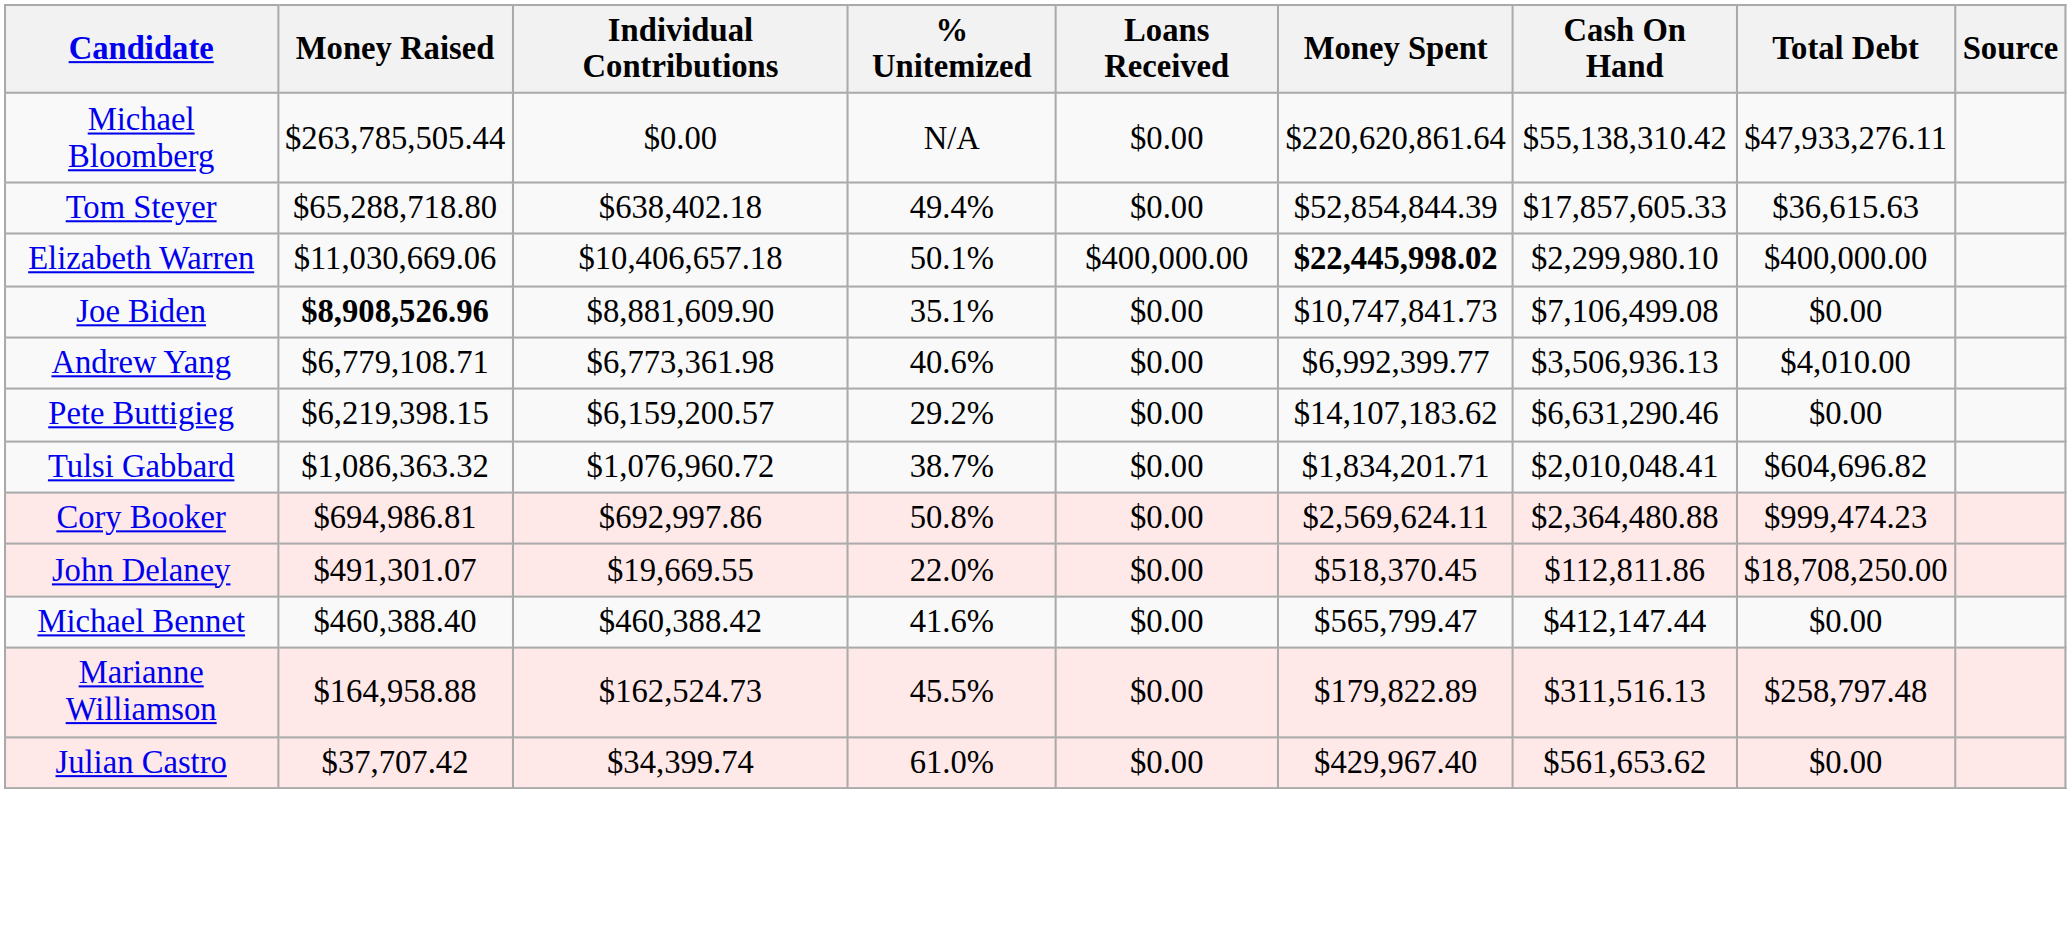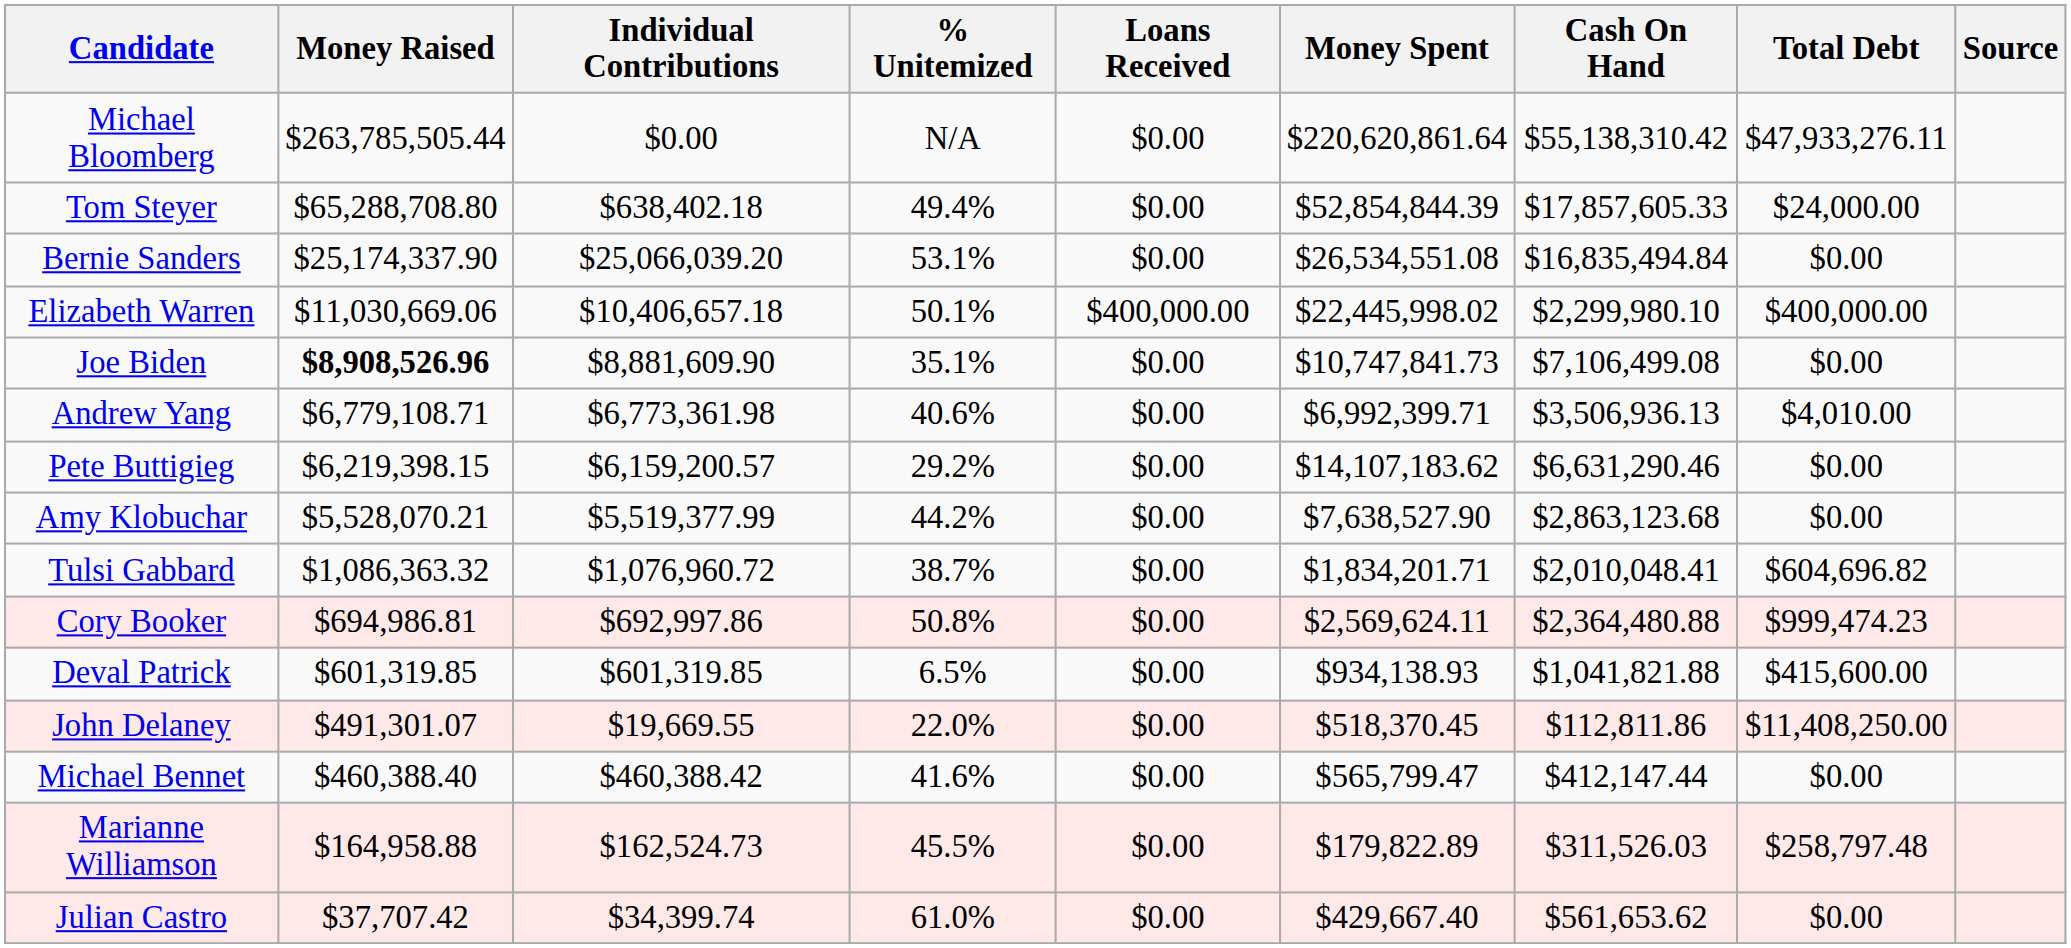(395, 207) $65,288,718.80 -> (395, 207) $65,288,708.80
(1846, 207) $36,615.63 -> (1846, 207) $24,000.00
+ row: (141, 259)
(1396, 259) bold -> (1397, 310) normal
(1396, 362) $6,992,399.77 -> (1397, 414) $6,992,399.71
+ row: (141, 517)
+ row: (141, 673)
(1846, 569) $18,708,250.00 -> (1846, 725) $11,408,250.00
(1625, 691) $311,516.13 -> (1626, 846) $311,526.03
(1396, 761) $429,967.40 -> (1397, 917) $429,667.40
